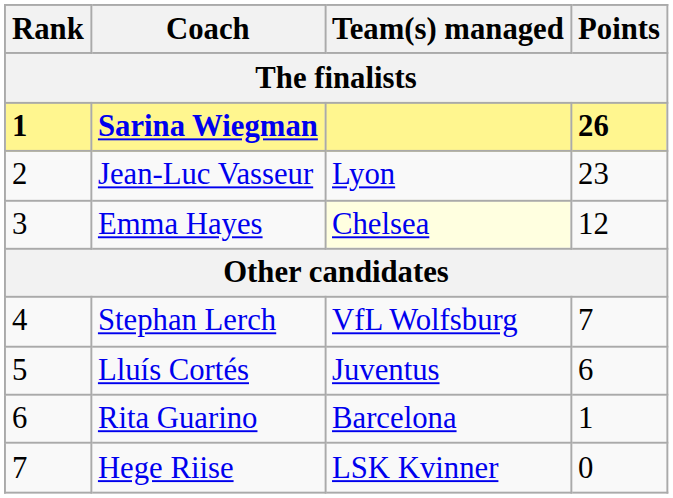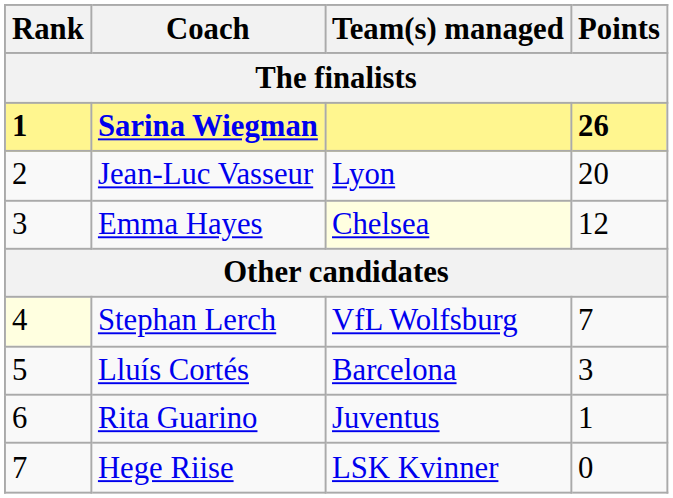(593, 175) 23 -> (593, 175) 20
(20, 321) no background -> (20, 321) lightyellow background
(386, 369) Juventus -> (394, 369) Barcelona
(586, 369) 6 -> (586, 369) 3
(394, 418) Barcelona -> (386, 418) Juventus
